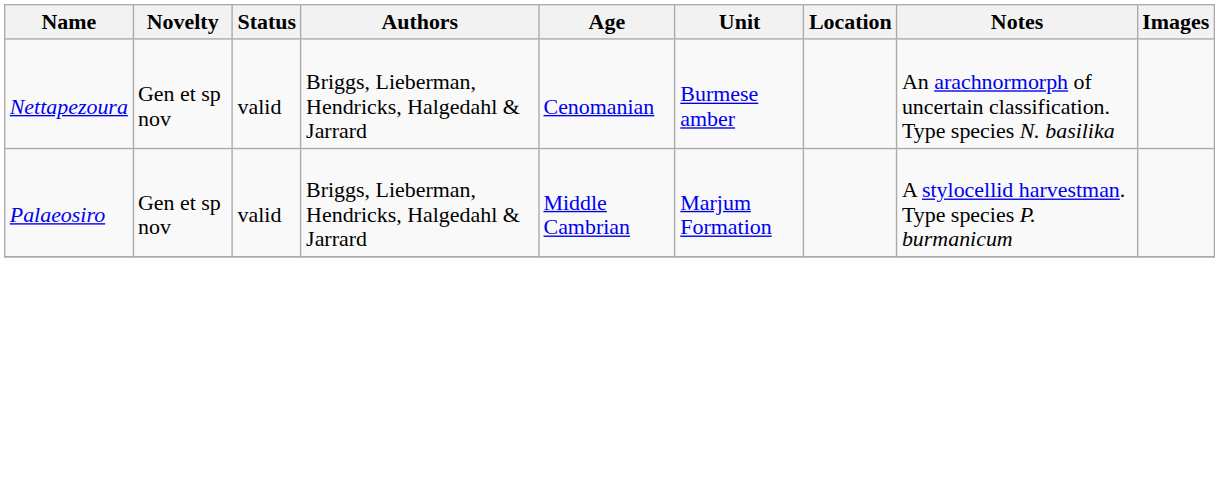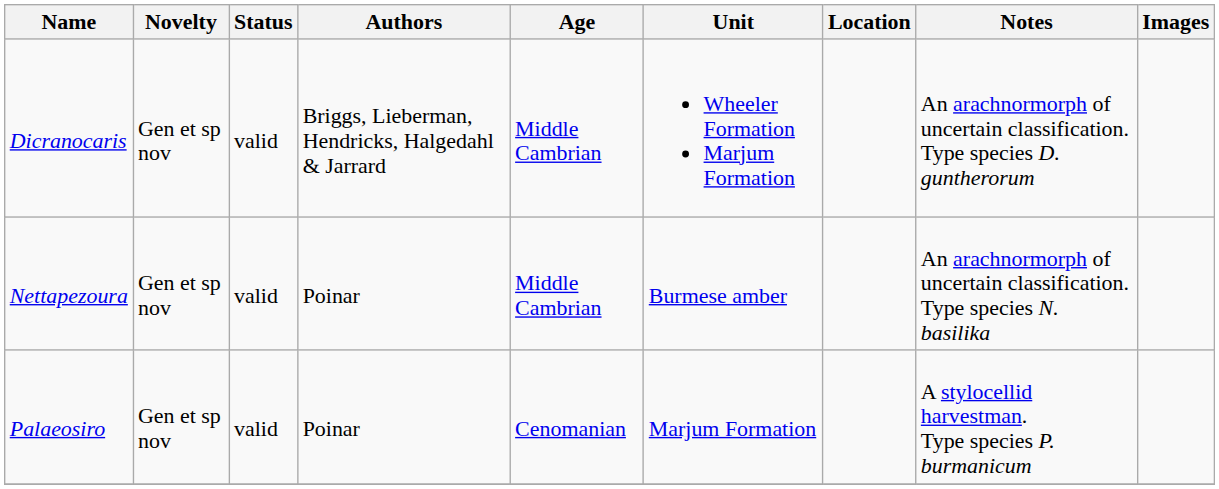+ row: (68, 140)
(413, 105) Briggs, Lieberman, Hendricks, Halgedahl & Jarrard -> (331, 295) Poinar
(599, 105) Cenomanian -> (558, 295) Middle Cambrian
(413, 214) Briggs, Lieberman, Hendricks, Halgedahl & Jarrard -> (331, 428) Poinar
(587, 214) Middle Cambrian -> (571, 428) Cenomanian
